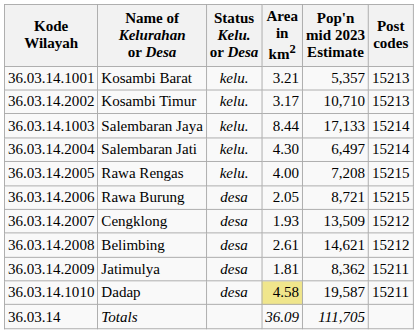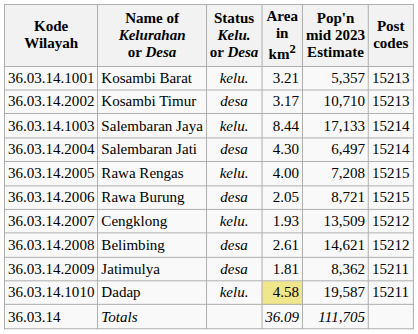(234, 102) kelu. -> (234, 102) desa
(234, 149) kelu. -> (234, 149) desa
(234, 221) desa -> (234, 221) kelu.
(234, 292) desa -> (234, 292) kelu.
